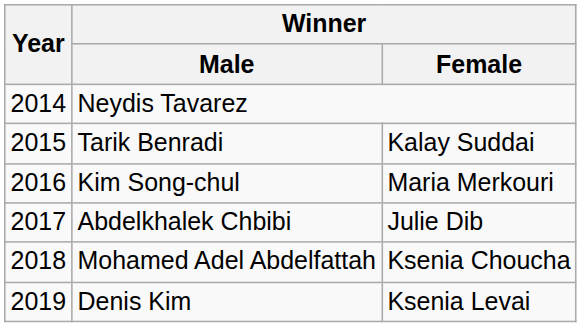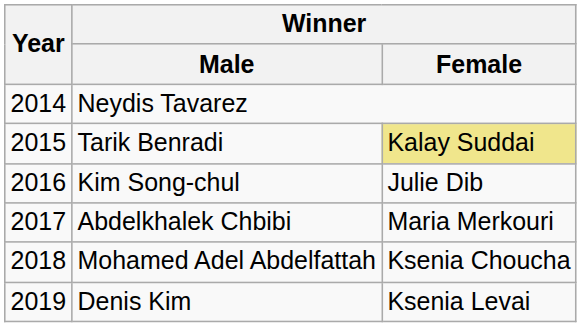(461, 143) no background -> (461, 143) khaki background
(471, 182) Maria Merkouri -> (435, 182) Julie Dib
(435, 222) Julie Dib -> (471, 222) Maria Merkouri
